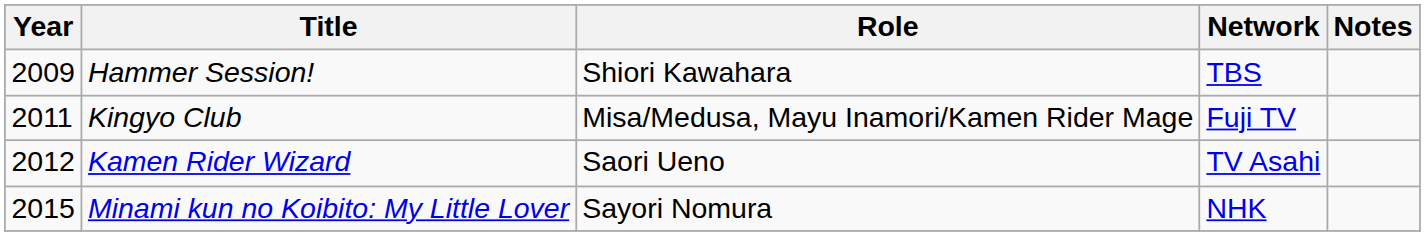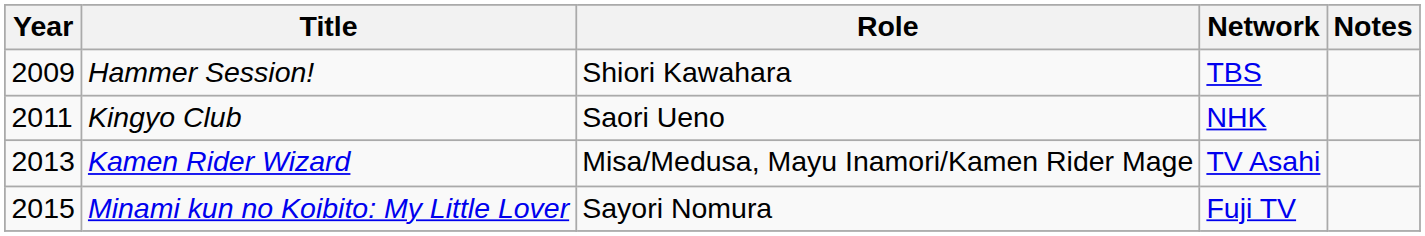(888, 117) Misa/Medusa, Mayu Inamori/Kamen Rider Mage -> (654, 117) Saori Ueno
(1251, 117) Fuji TV -> (1236, 117) NHK
(43, 162) 2012 -> (43, 162) 2013
(654, 162) Saori Ueno -> (888, 162) Misa/Medusa, Mayu Inamori/Kamen Rider Mage
(1236, 207) NHK -> (1251, 207) Fuji TV
